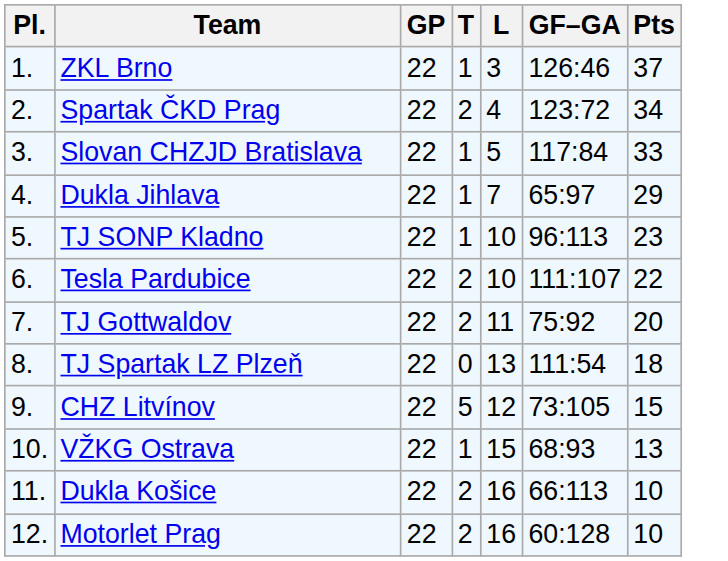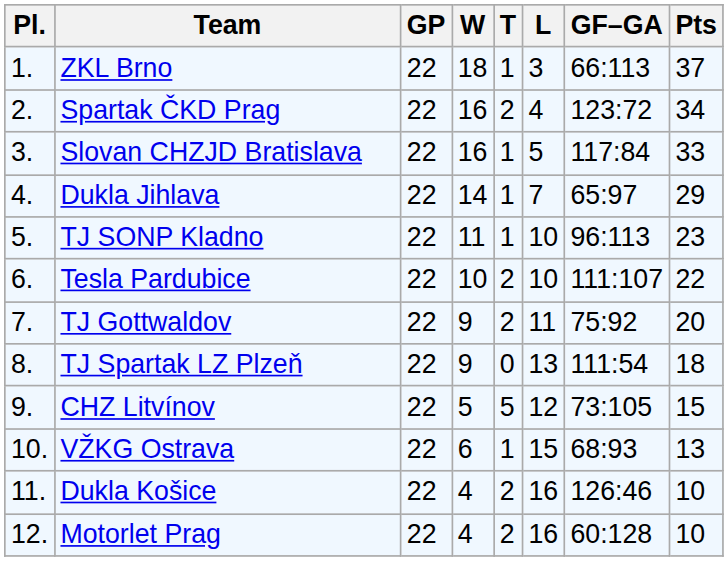+ column: (473, 25)
(569, 68) 126:46 -> (610, 68) 66:113
(568, 491) 66:113 -> (611, 491) 126:46
